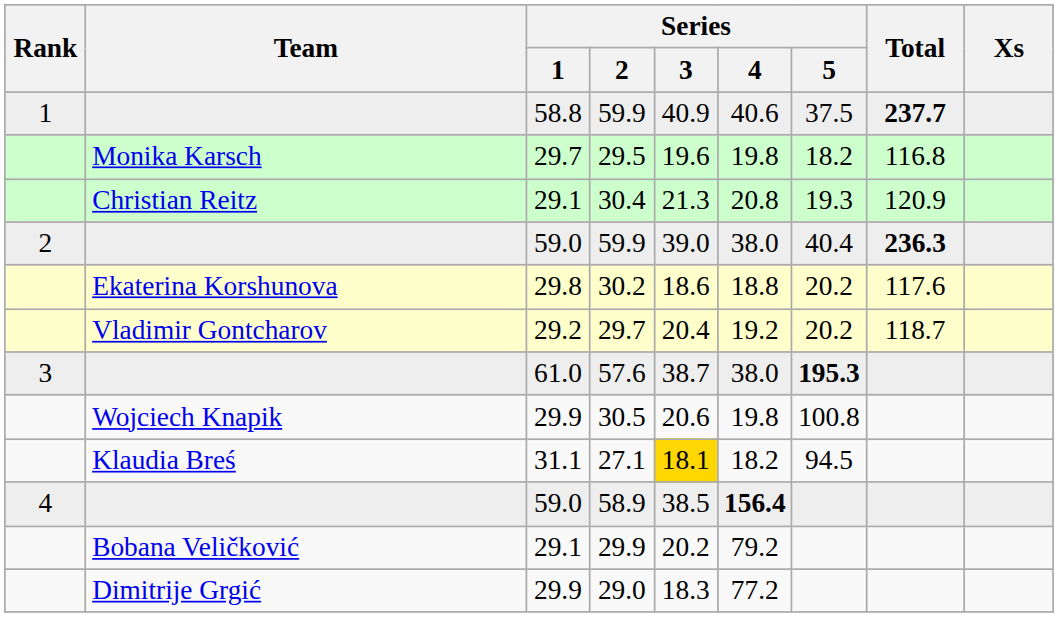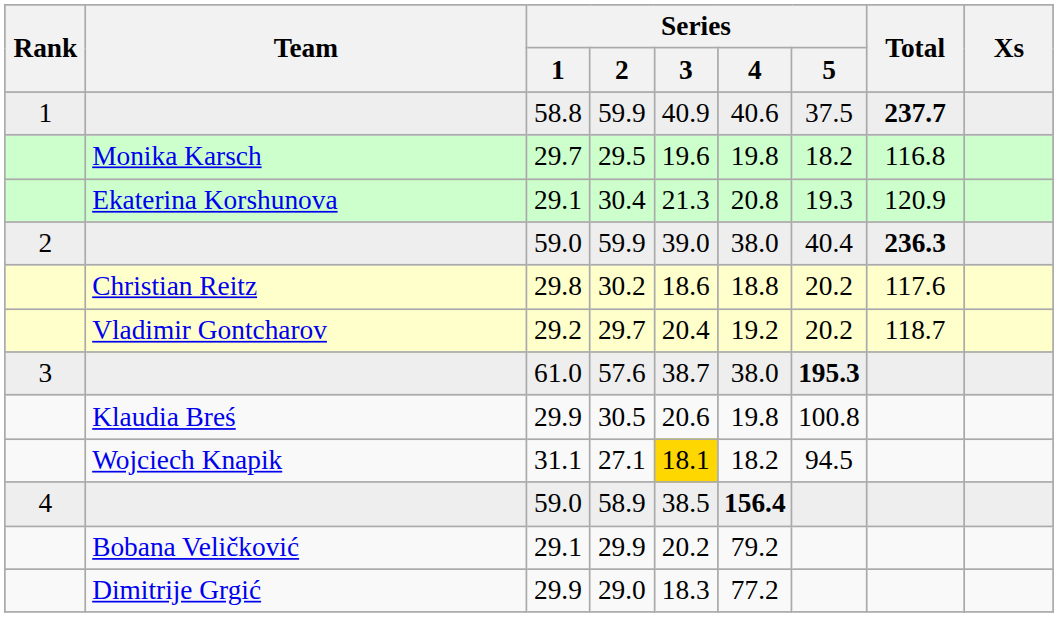(175, 199) Christian Reitz -> (215, 199) Ekaterina Korshunova
(215, 286) Ekaterina Korshunova -> (175, 286) Christian Reitz
(187, 416) Wojciech Knapik -> (164, 416) Klaudia Breś
(164, 460) Klaudia Breś -> (187, 460) Wojciech Knapik
